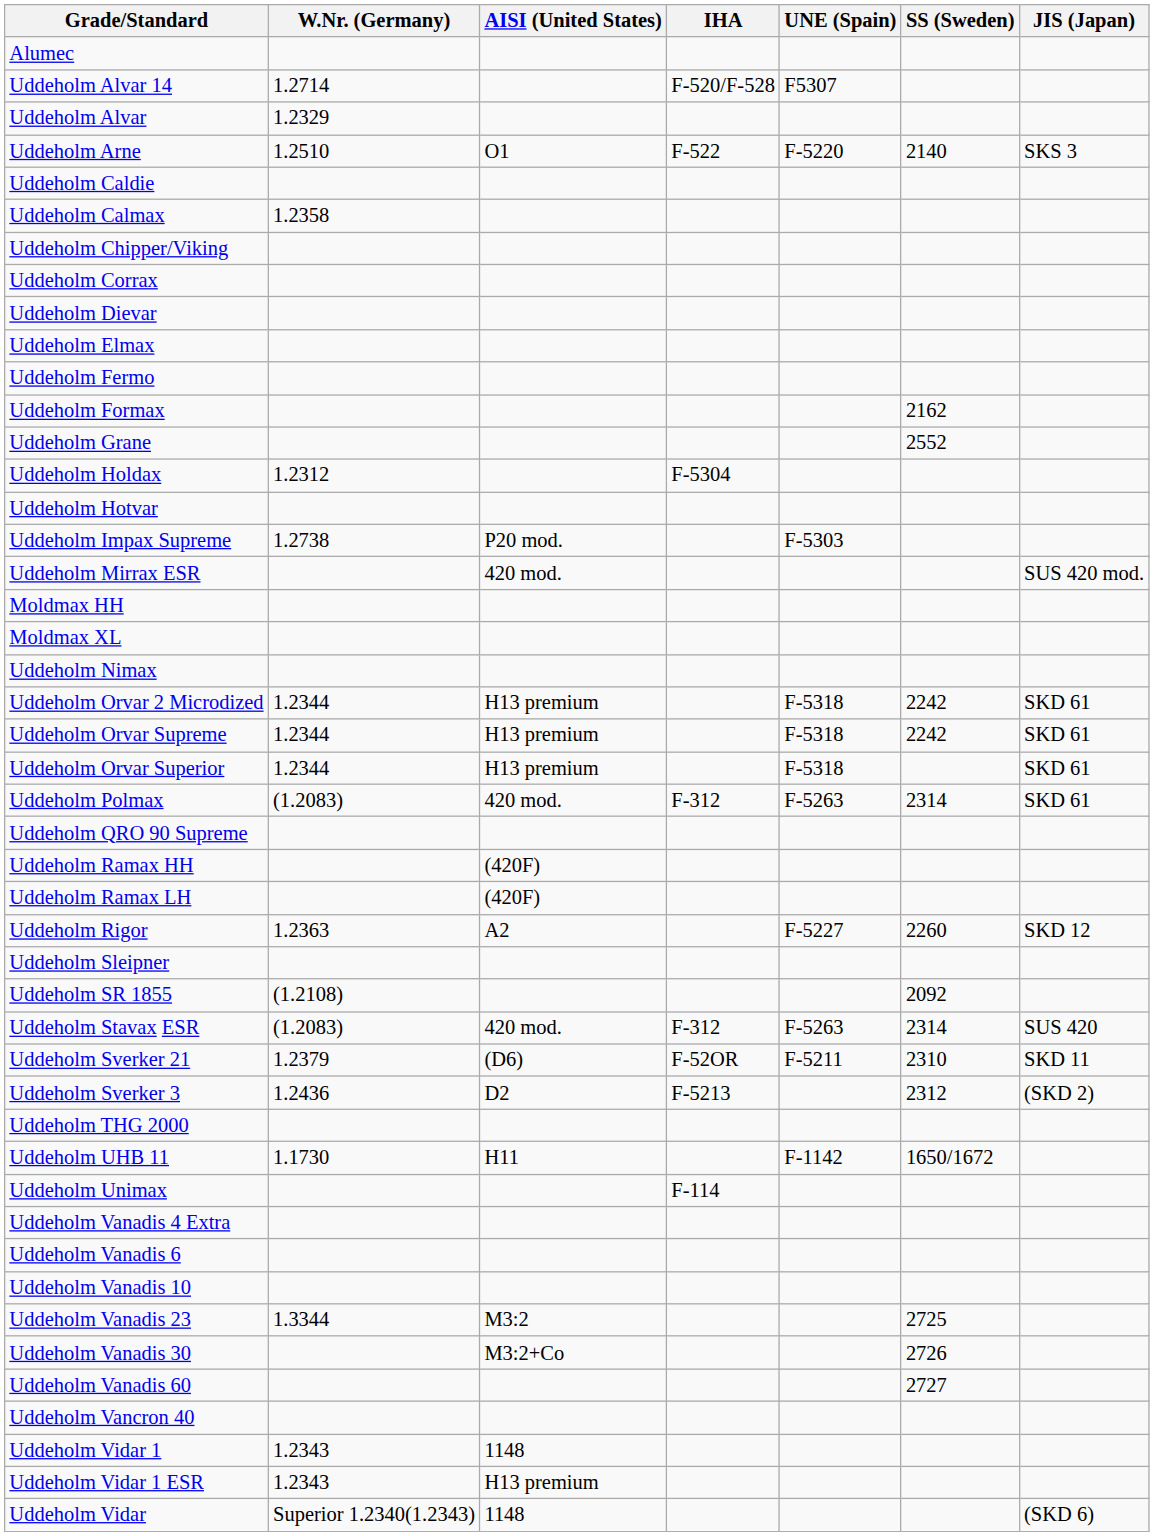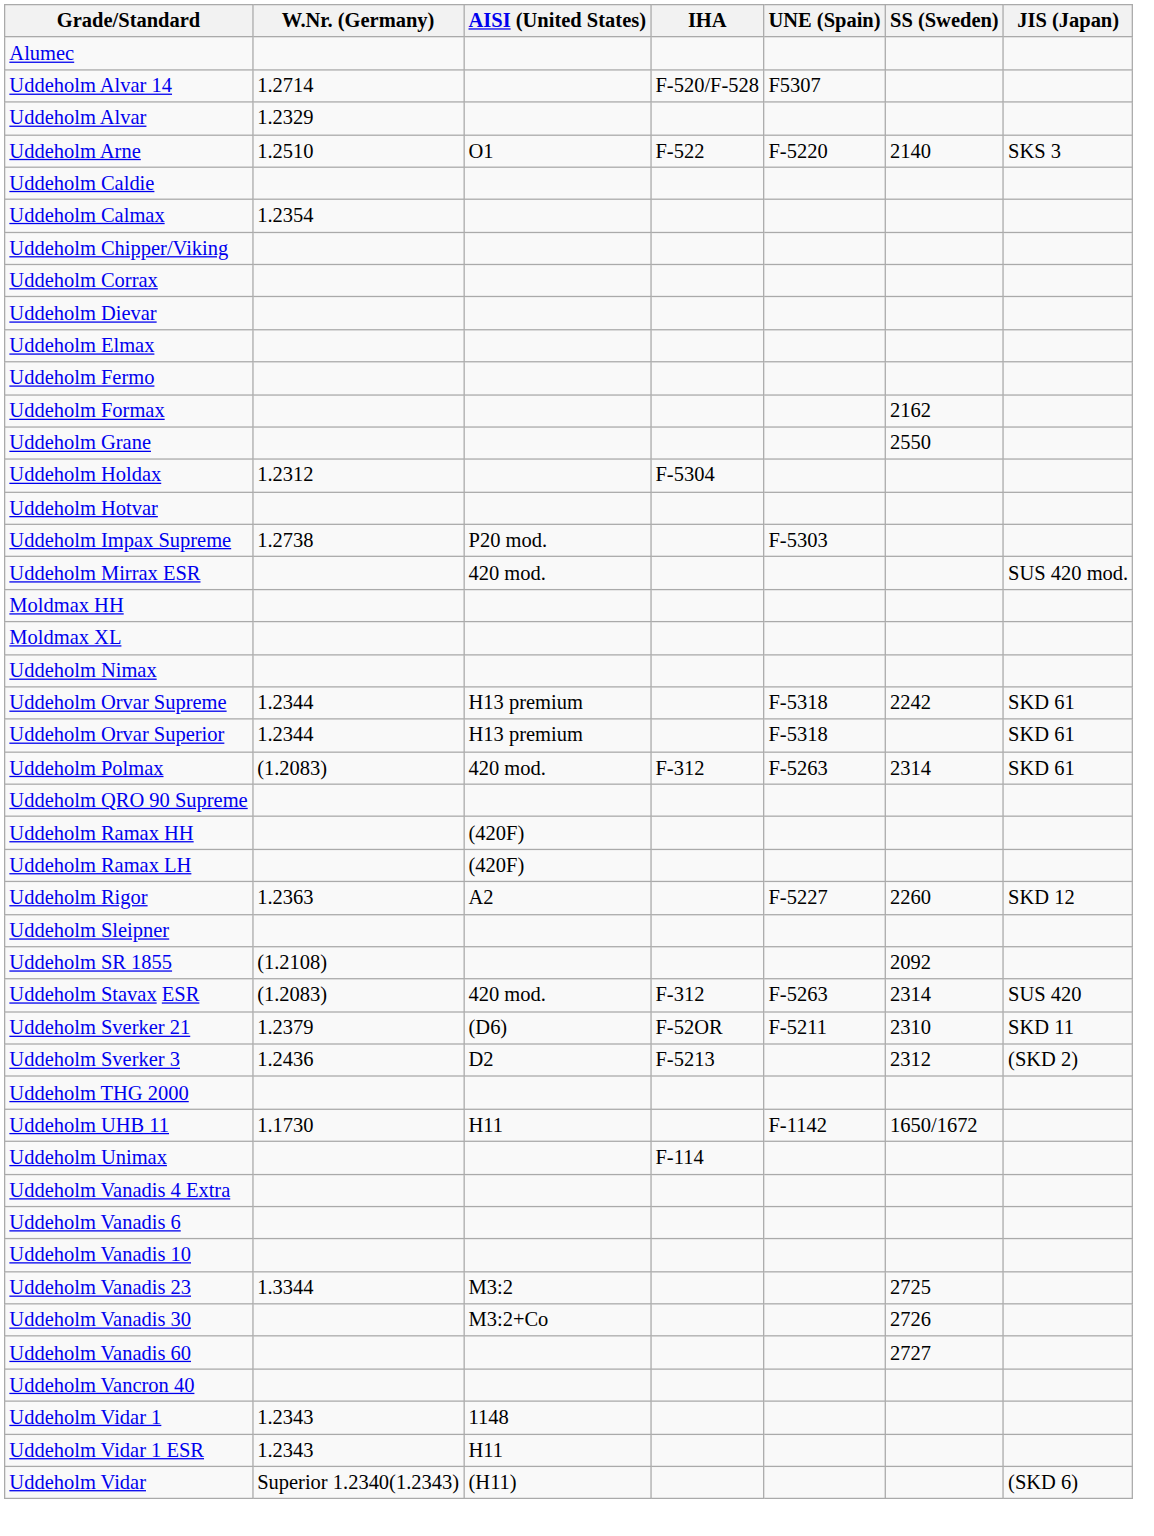(301, 215) 1.2358 -> (285, 215) 1.2354
(926, 442) 2552 -> (910, 442) 2550
- row: (136, 702)
(542, 1482) H13 premium -> (486, 1449) H11
(504, 1514) 1148 -> (493, 1482) (H11)
